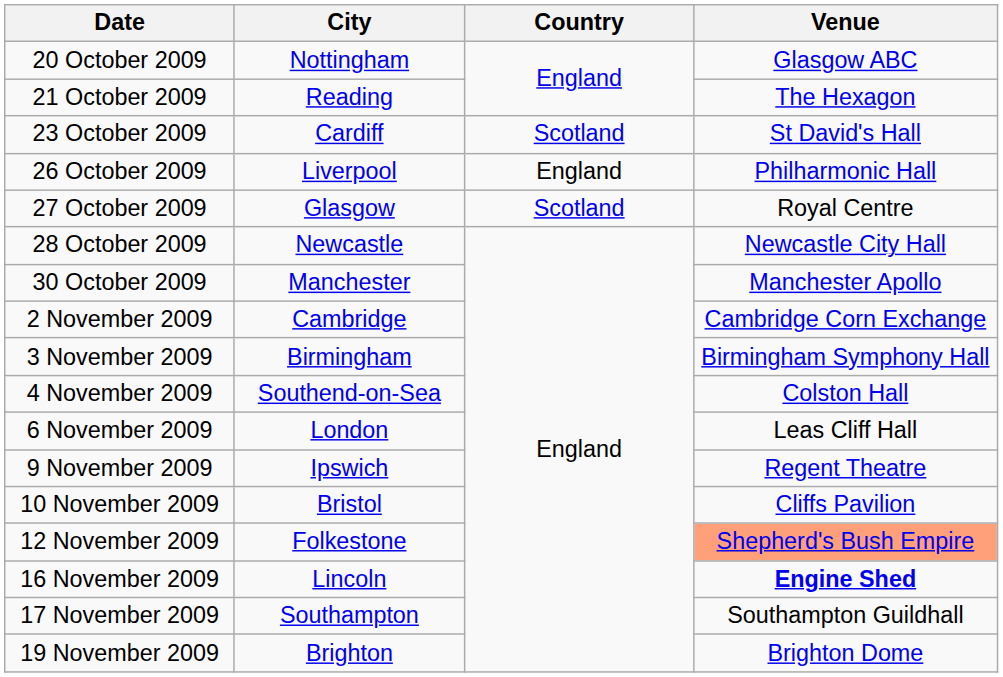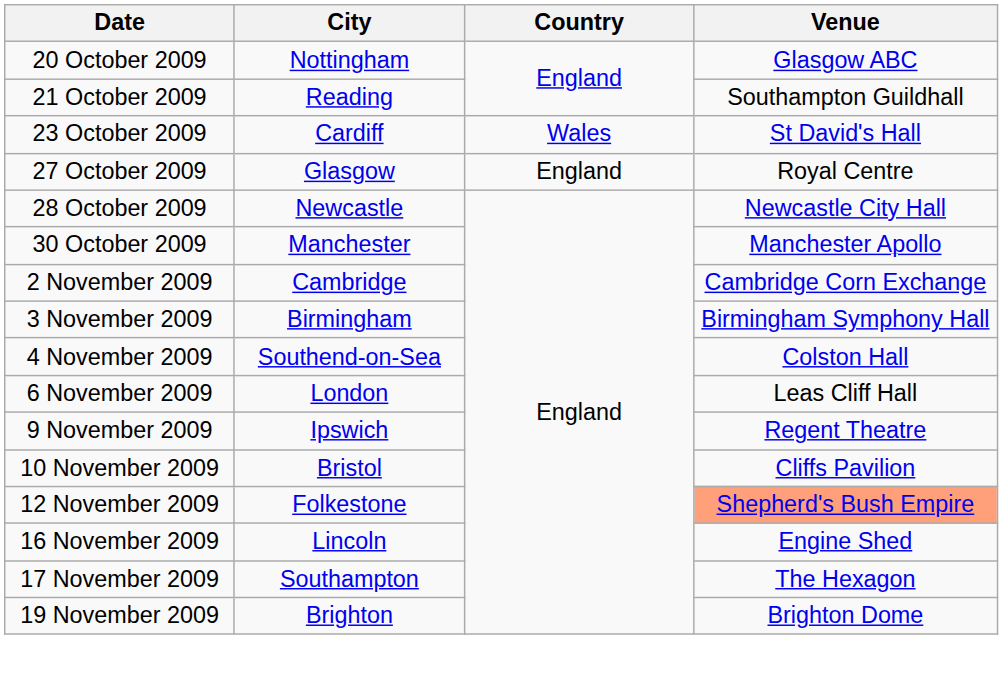(845, 97) The Hexagon -> (845, 97) Southampton Guildhall
(579, 134) Scotland -> (579, 134) Wales
- row: (120, 171)
(579, 208) Scotland -> (579, 171) England
(845, 578) bold -> (845, 541) normal
(845, 615) Southampton Guildhall -> (845, 578) The Hexagon
